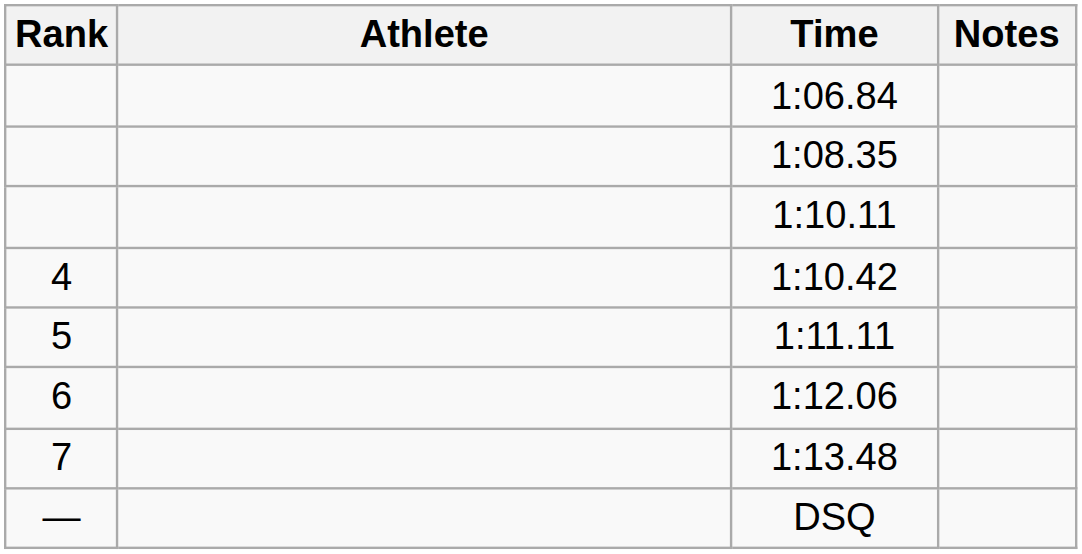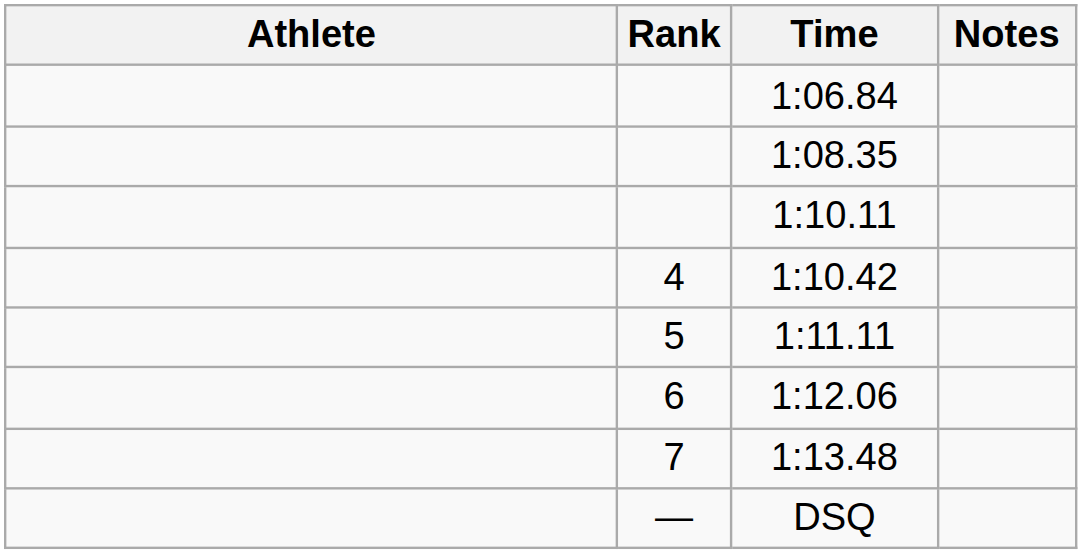columns swapped: (62, 34) <-> (424, 34)
